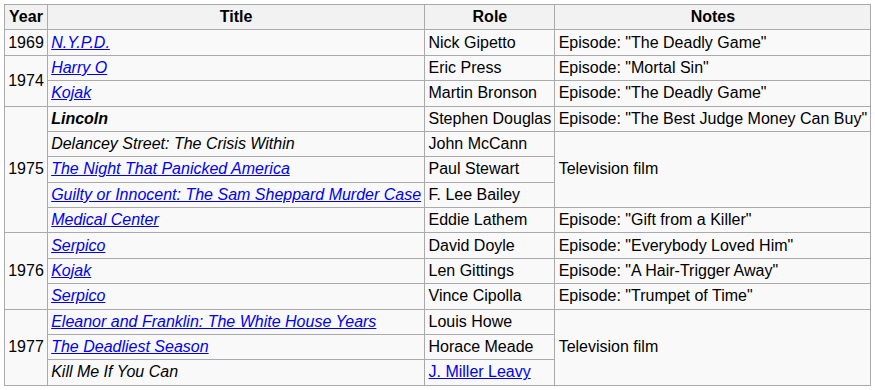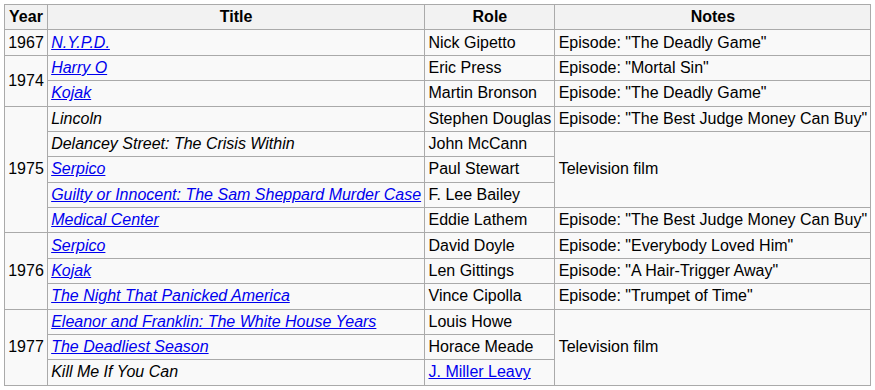(26, 42) 1969 -> (26, 42) 1967
(80, 118) bold -> (77, 118) normal
(170, 169) The Night That Panicked America -> (78, 169) Serpico
(655, 220) Episode: "Gift from a Killer" -> (713, 220) Episode: "The Best Judge Money Can Buy"
(78, 296) Serpico -> (170, 296) The Night That Panicked America
